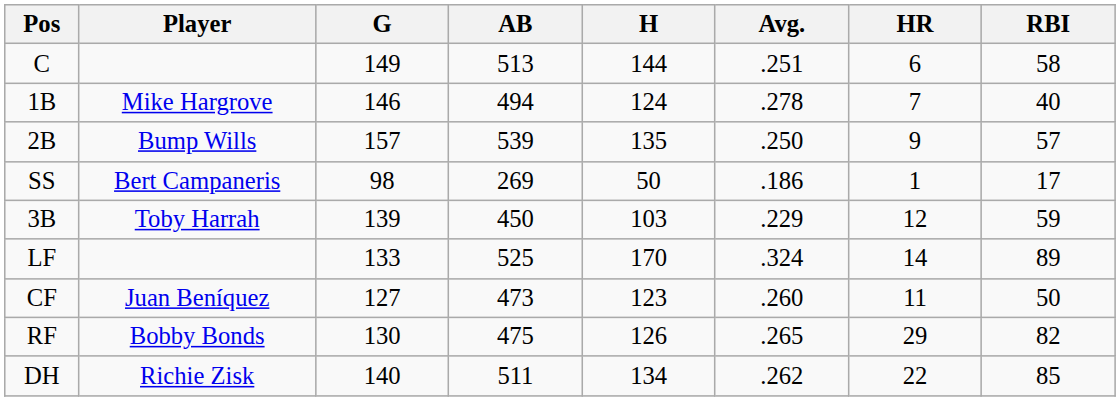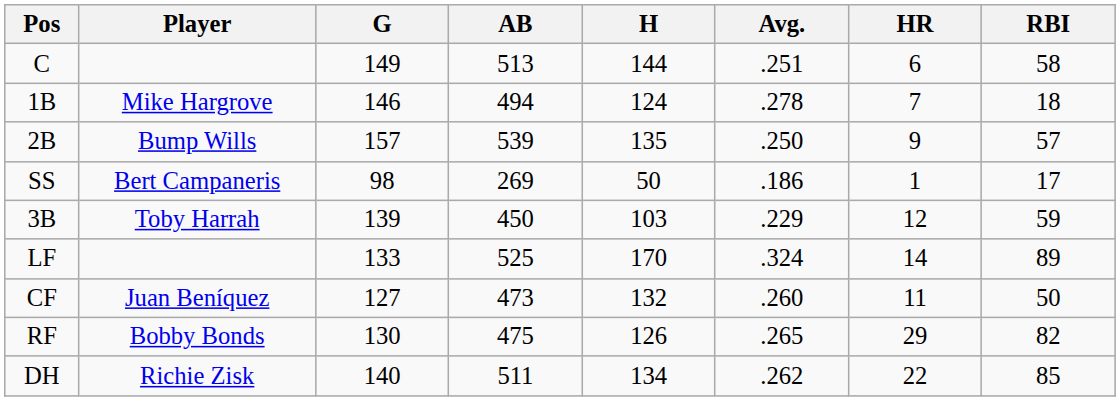(1048, 102) 40 -> (1048, 102) 18
(649, 297) 123 -> (649, 297) 132
